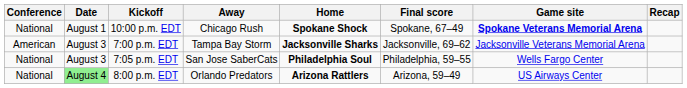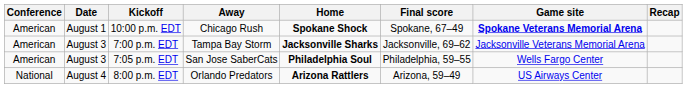(34, 28) National -> (34, 28) American
(34, 60) National -> (34, 60) American
(86, 76) lightgreen background -> (86, 76) no background
